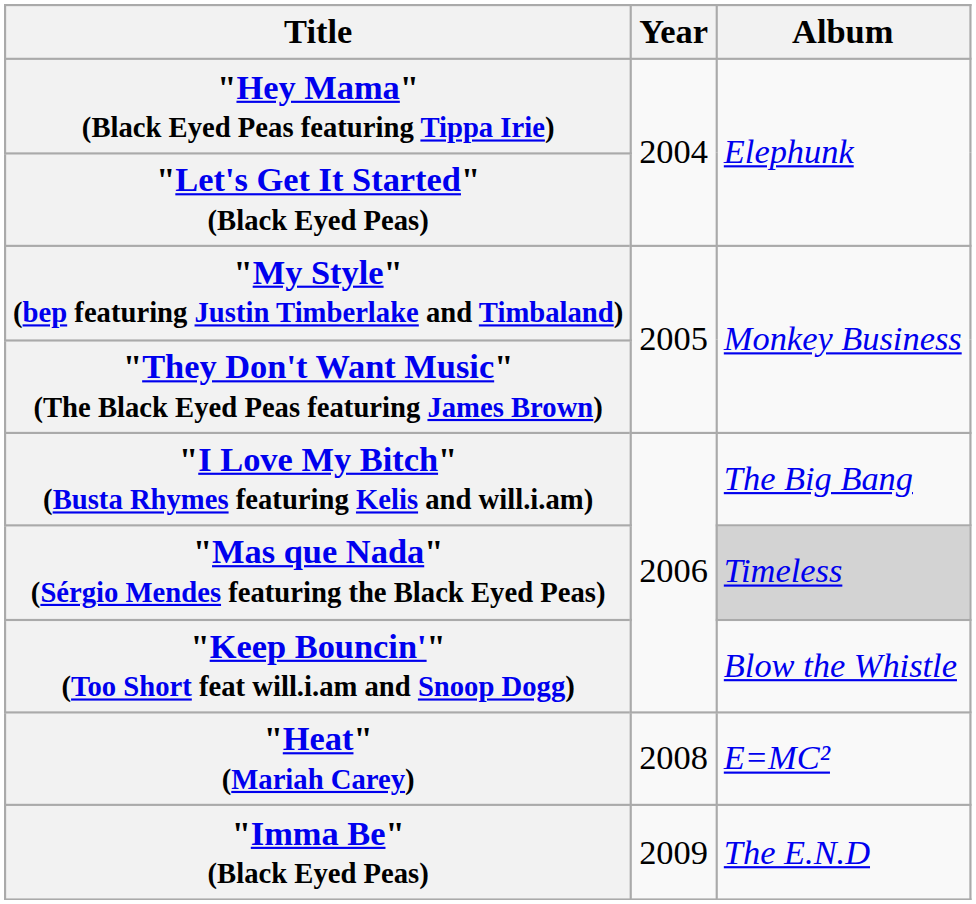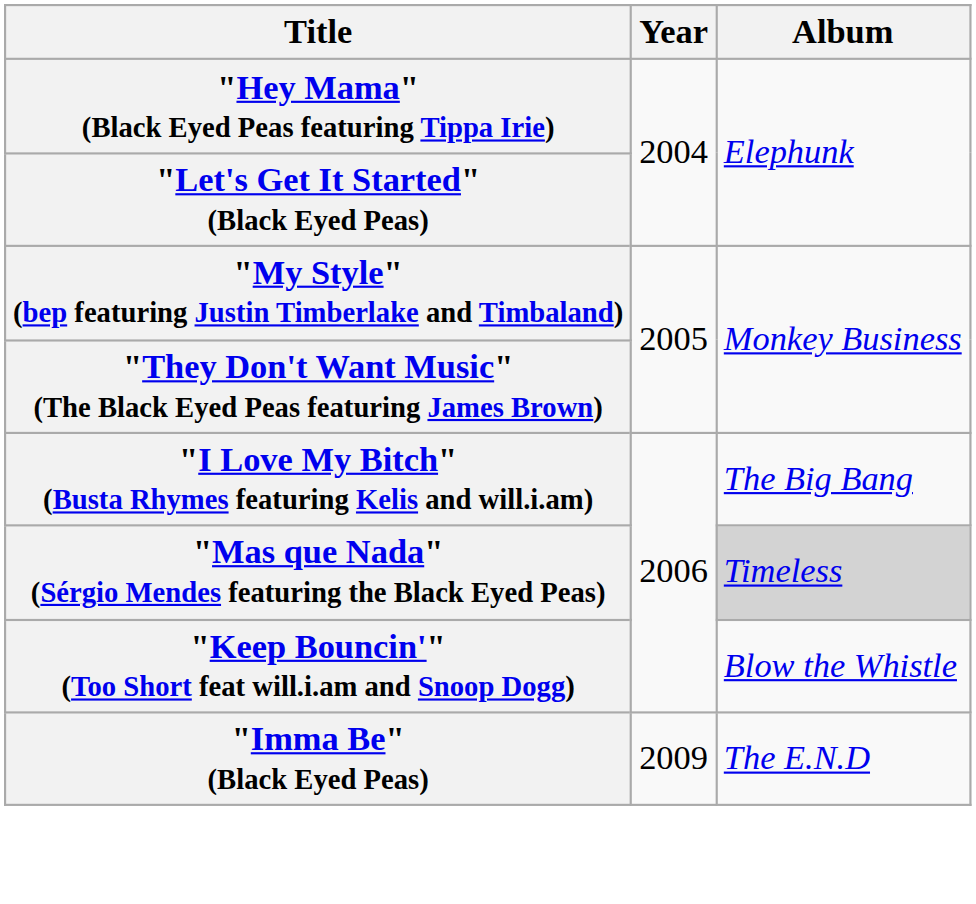- row: (318, 758)
